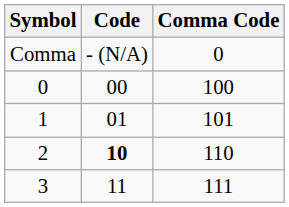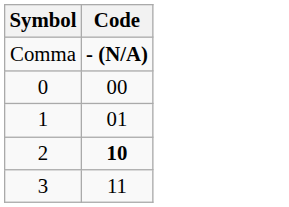- column: (218, 20)
(117, 53) normal -> (117, 53) bold
